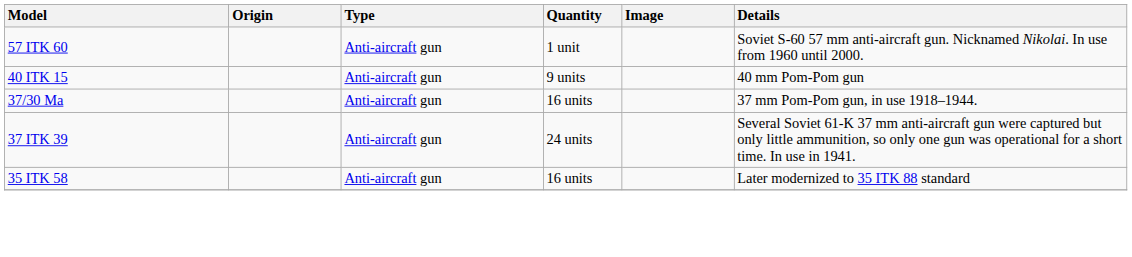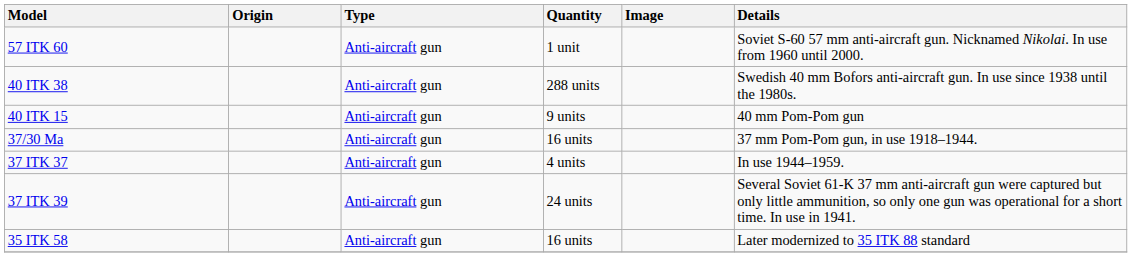+ row: (38, 85)
+ row: (38, 162)
